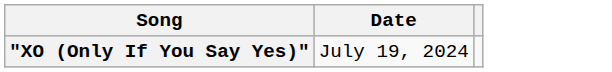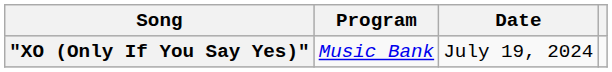+ column: (376, 20)
